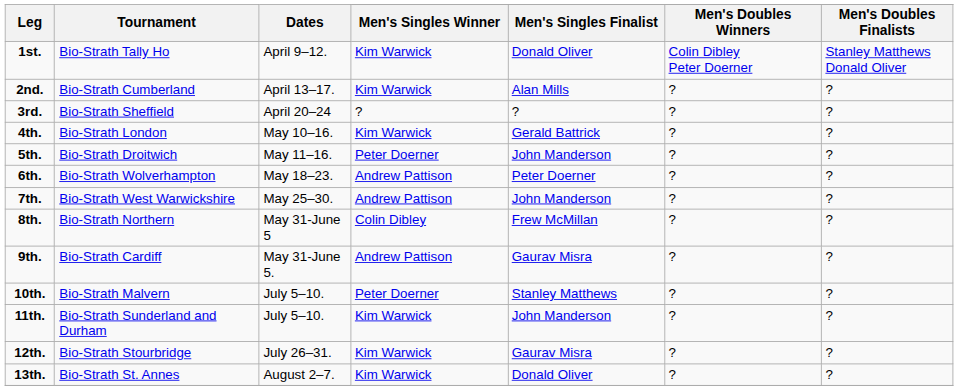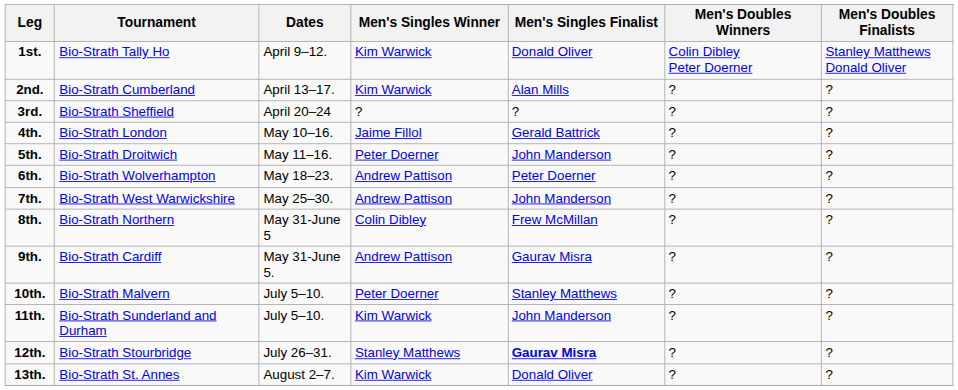(393, 133) Kim Warwick -> (388, 133) Jaime Fillol
(393, 352) Kim Warwick -> (408, 352) Stanley Matthews
(552, 352) normal -> (554, 352) bold
